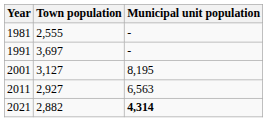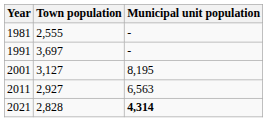(50, 107) 2,882 -> (50, 107) 2,828
